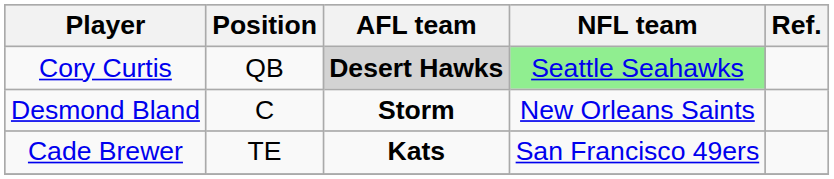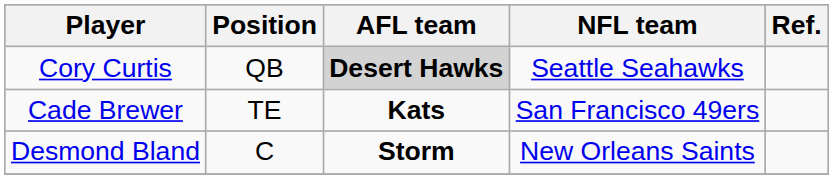(637, 67) lightgreen background -> (637, 67) no background
rows swapped: (105, 109) <-> (105, 151)
